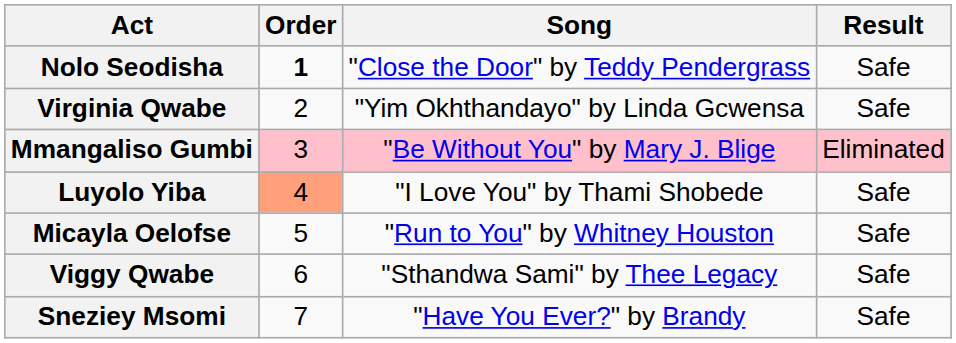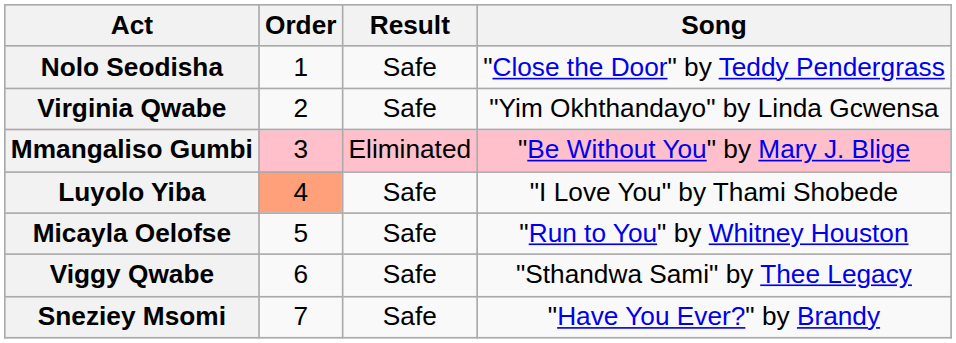columns swapped: (579, 25) <-> (883, 25)
(301, 66) bold -> (301, 66) normal
